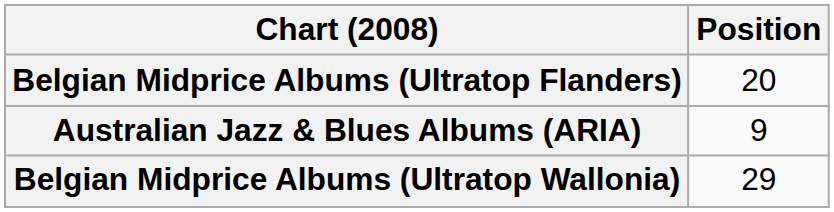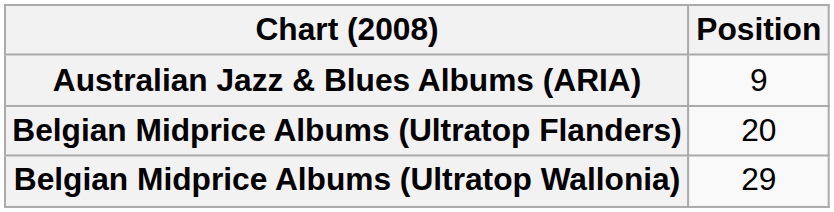rows swapped: (347, 130) <-> (347, 79)
